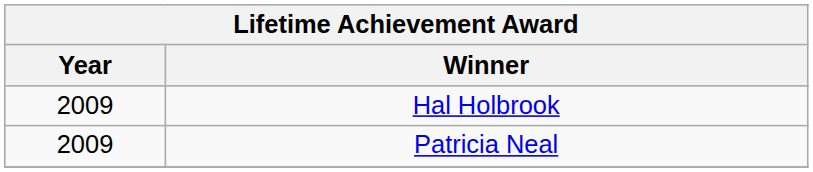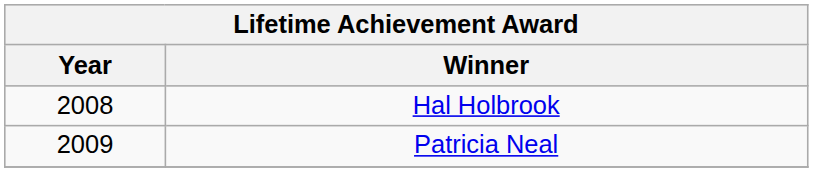(85, 105) 2009 -> (85, 105) 2008
